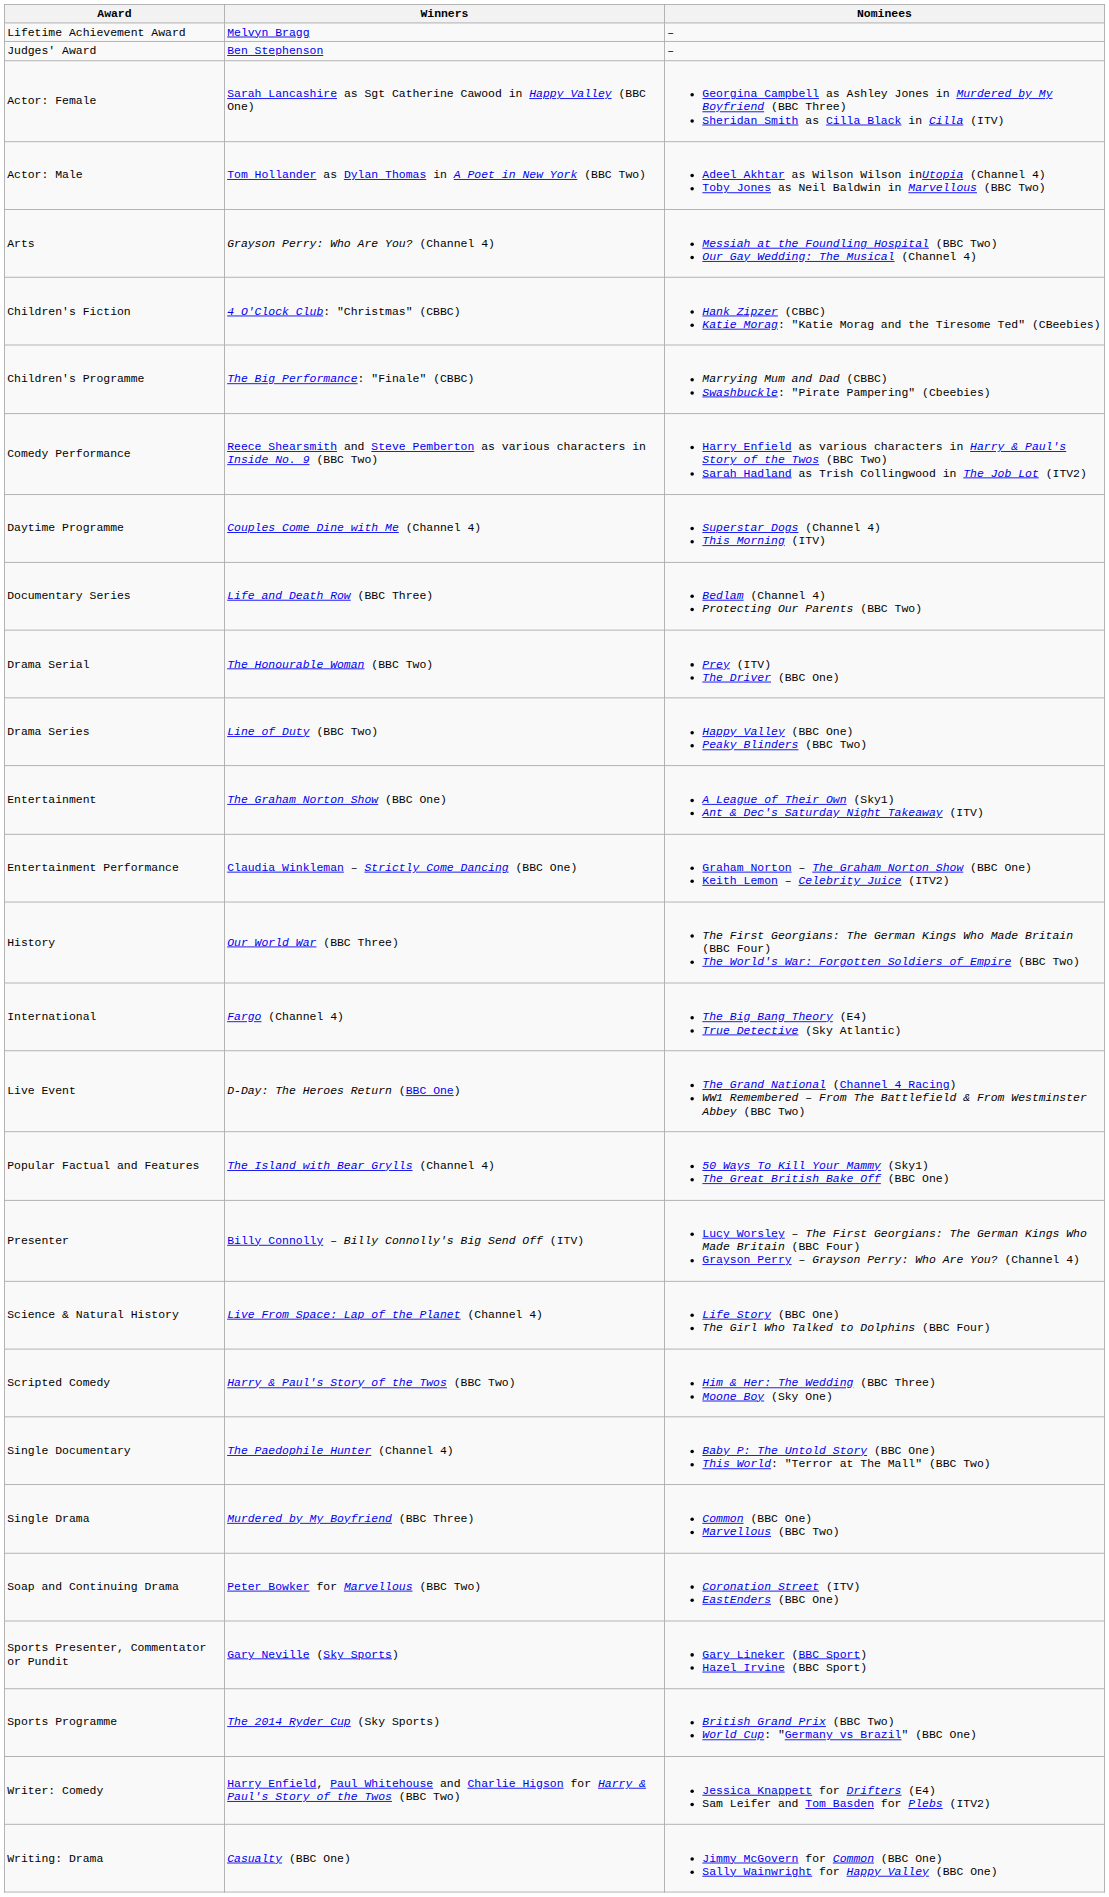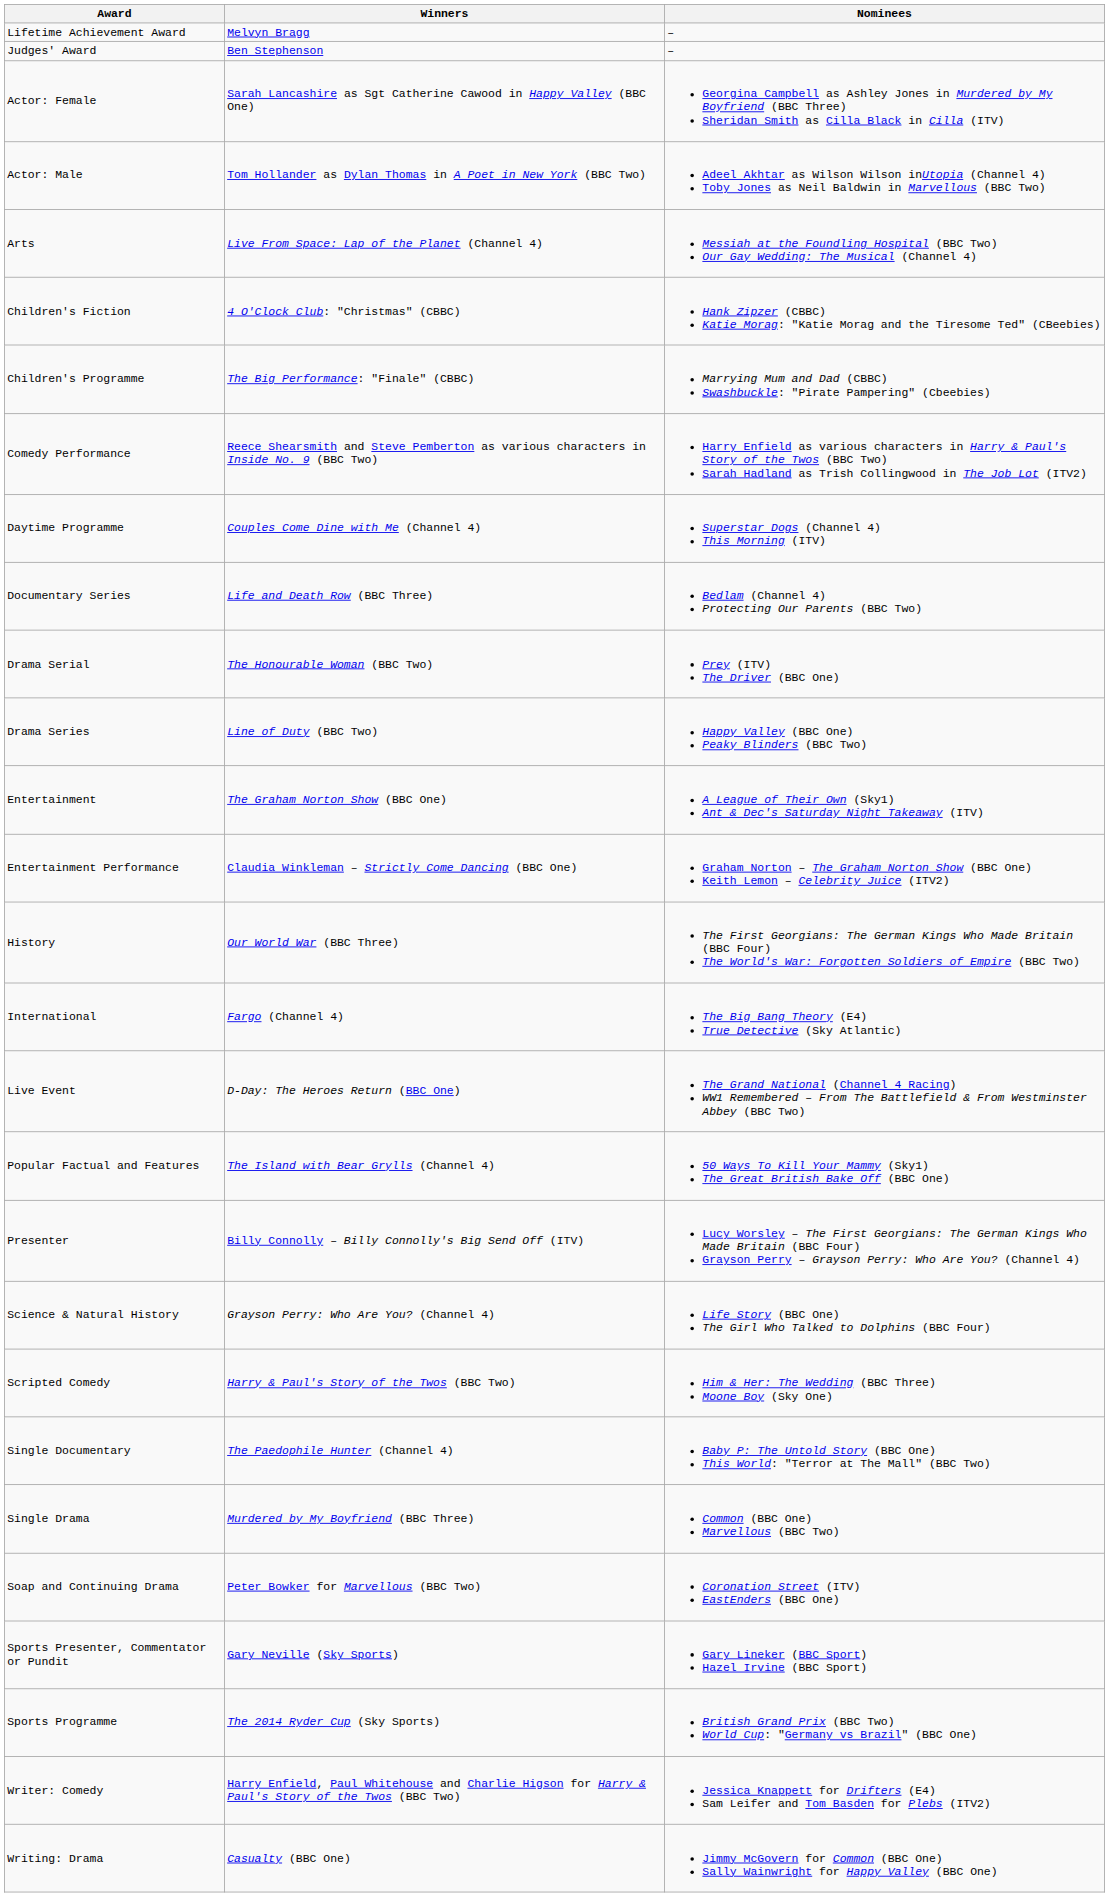(361, 243) Grayson Perry: Who Are You? (Channel 4) -> (385, 243) Live From Space: Lap of the Planet (Channel 4)
(385, 1315) Live From Space: Lap of the Planet (Channel 4) -> (361, 1315) Grayson Perry: Who Are You? (Channel 4)
